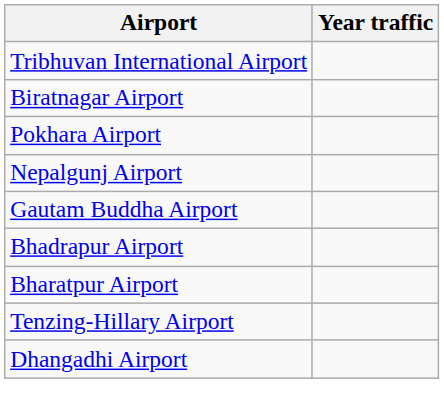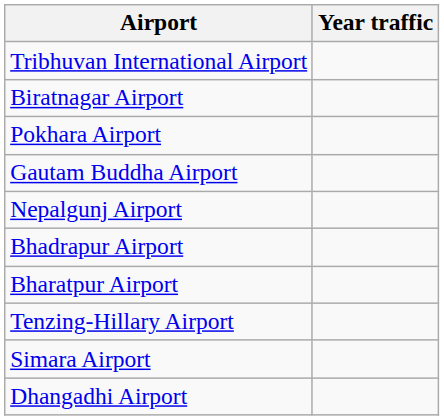rows swapped: (96, 172) <-> (124, 209)
+ row: (80, 358)
